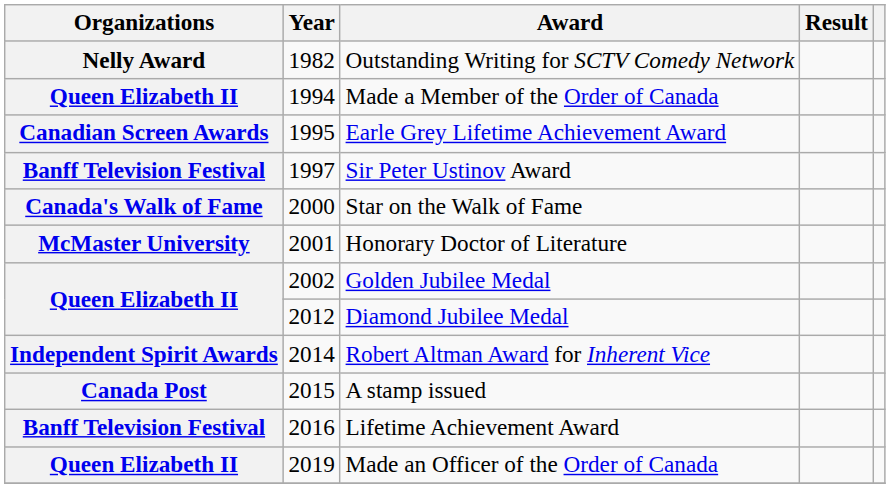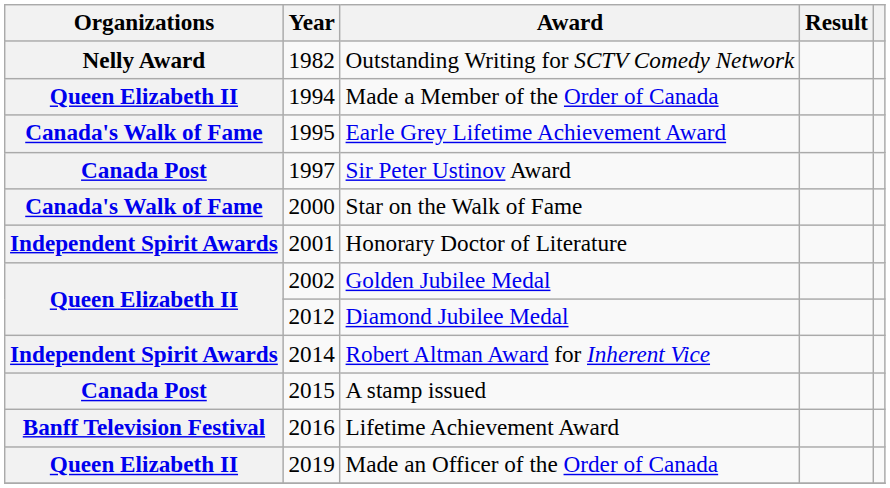(144, 133) Canadian Screen Awards -> (144, 133) Canada's Walk of Fame
(144, 170) Banff Television Festival -> (144, 170) Canada Post
(144, 243) McMaster University -> (144, 243) Independent Spirit Awards
